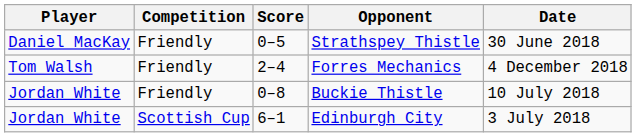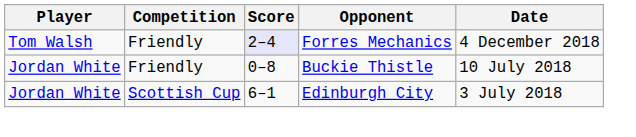- row: (396, 43)
(271, 68) no background -> (262, 43) lavender background
